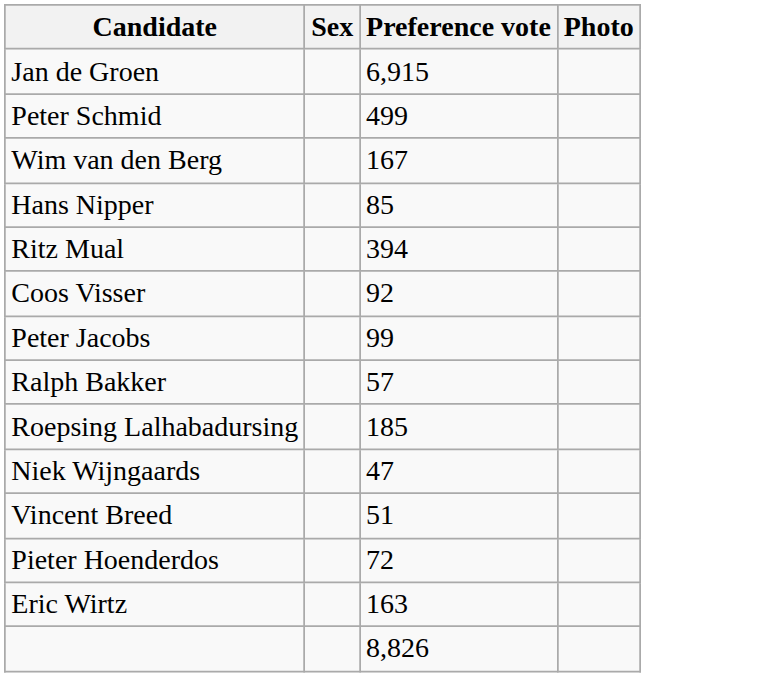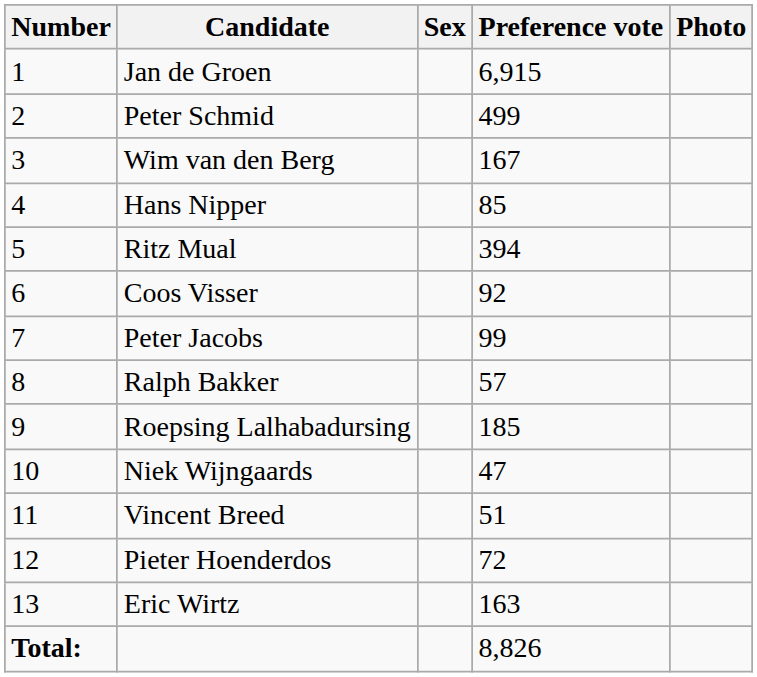+ column: (61, 26)
